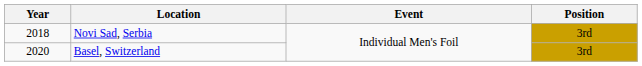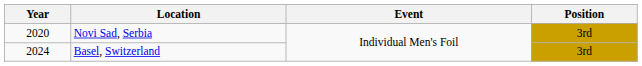(38, 33) 2018 -> (38, 33) 2020
(38, 52) 2020 -> (38, 52) 2024
